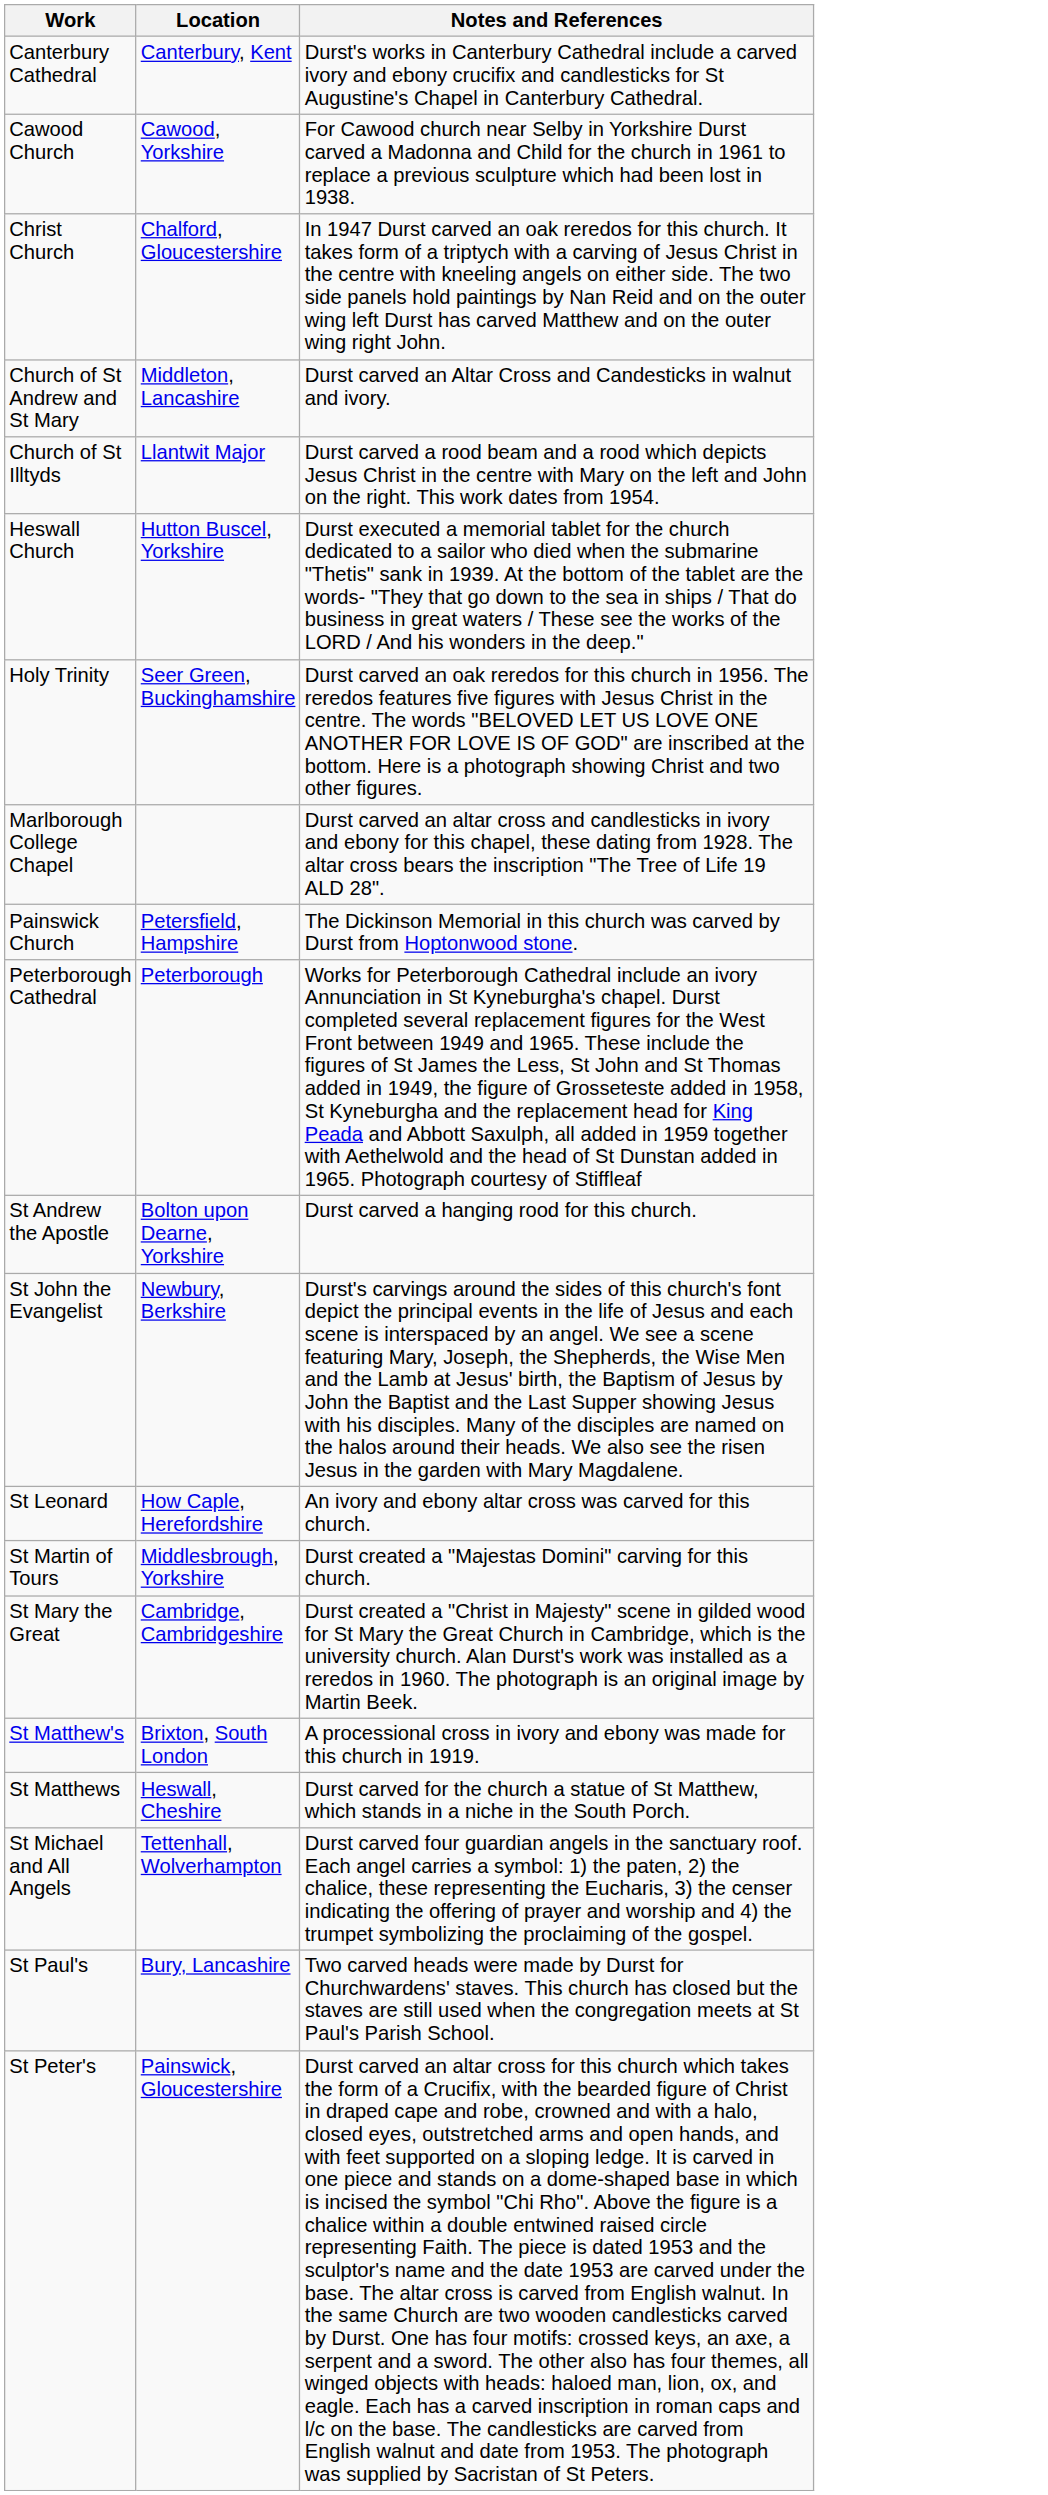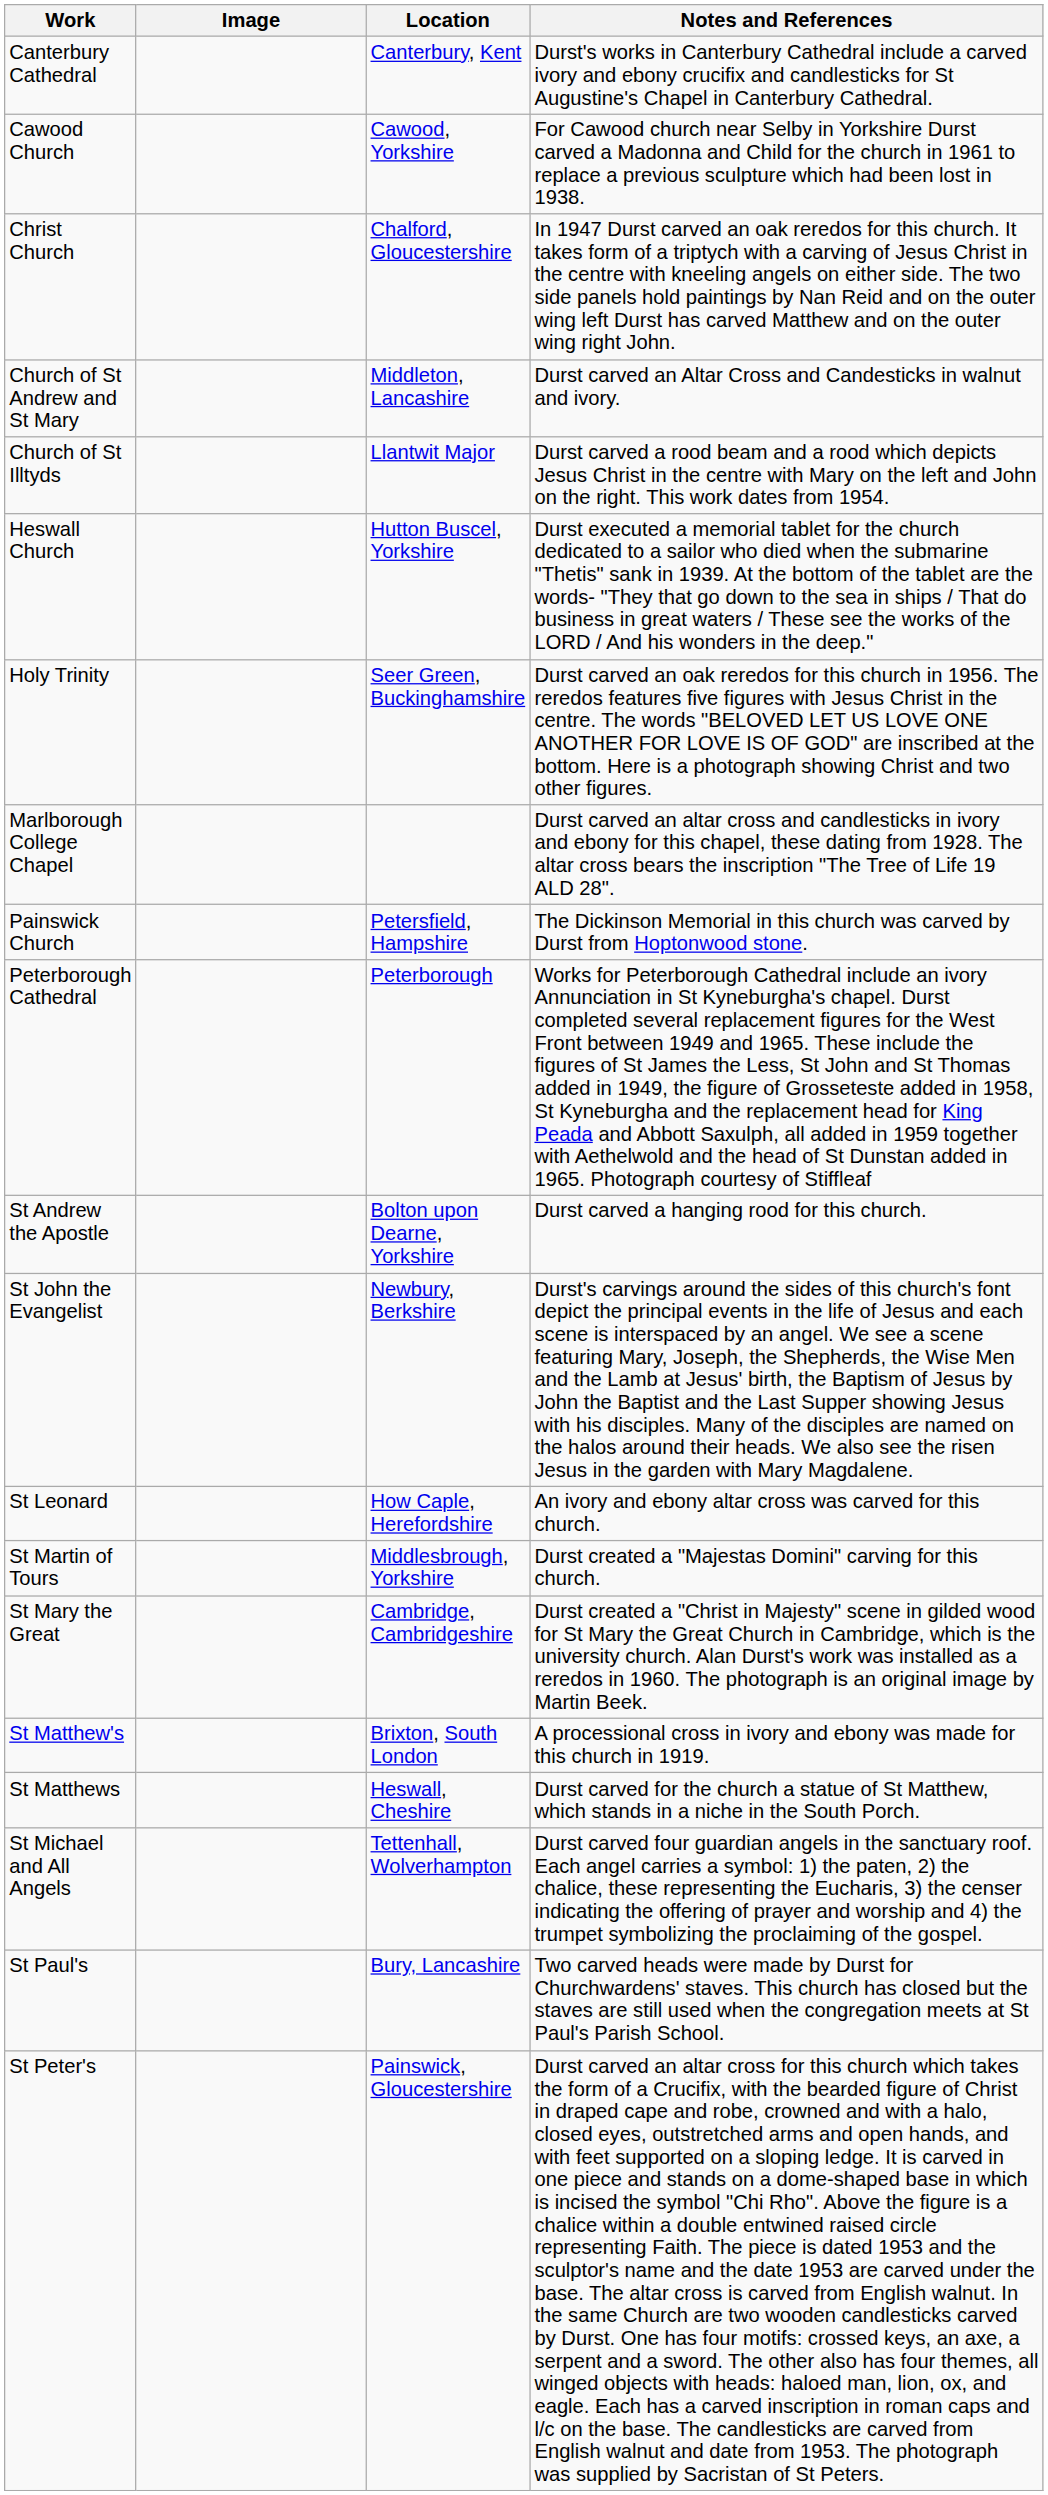+ column: (251, 20)
